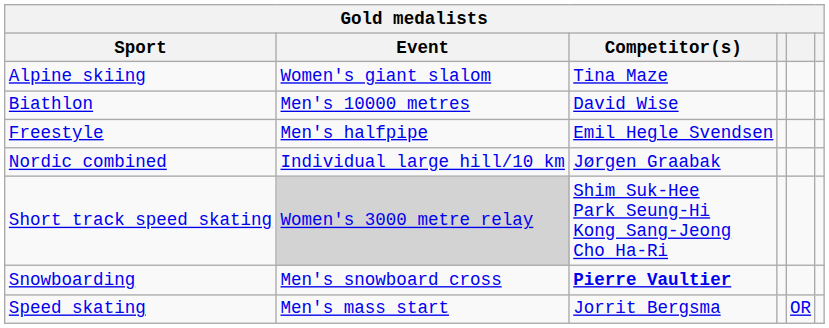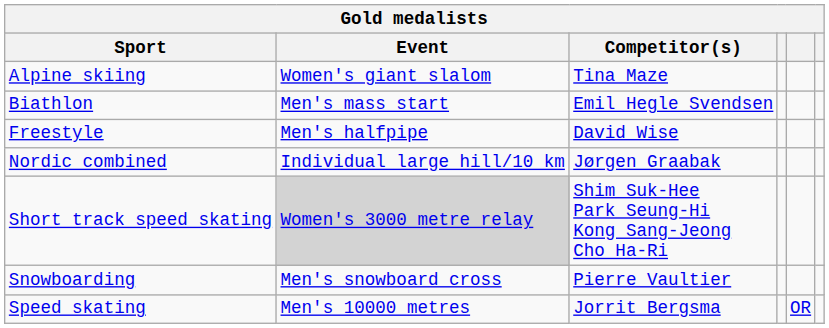(375, 105) Men's 10000 metres -> (365, 105) Men's mass start
(626, 105) David Wise -> (673, 105) Emil Hegle Svendsen
(673, 133) Emil Hegle Svendsen -> (626, 133) David Wise
(652, 280) bold -> (652, 280) normal
(365, 309) Men's mass start -> (375, 309) Men's 10000 metres
